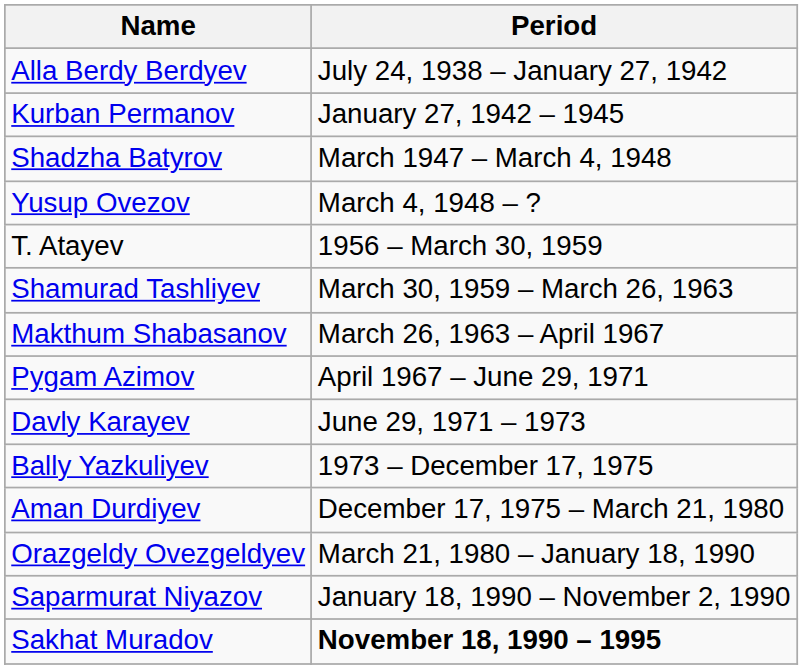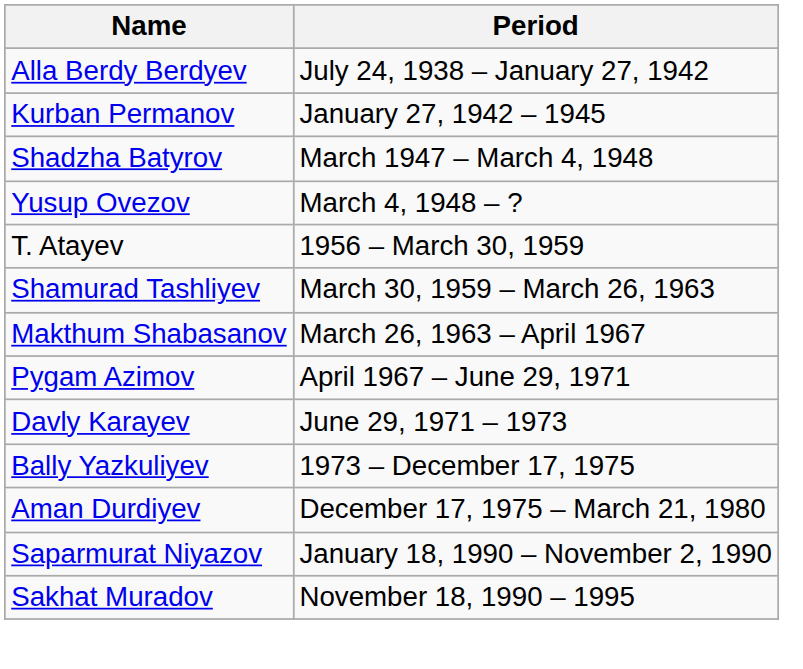- row: (158, 553)
(489, 641) bold -> (467, 597) normal
